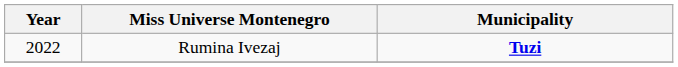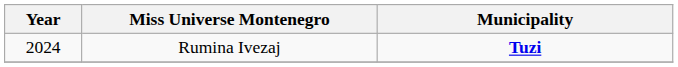(43, 47) 2022 -> (43, 47) 2024
